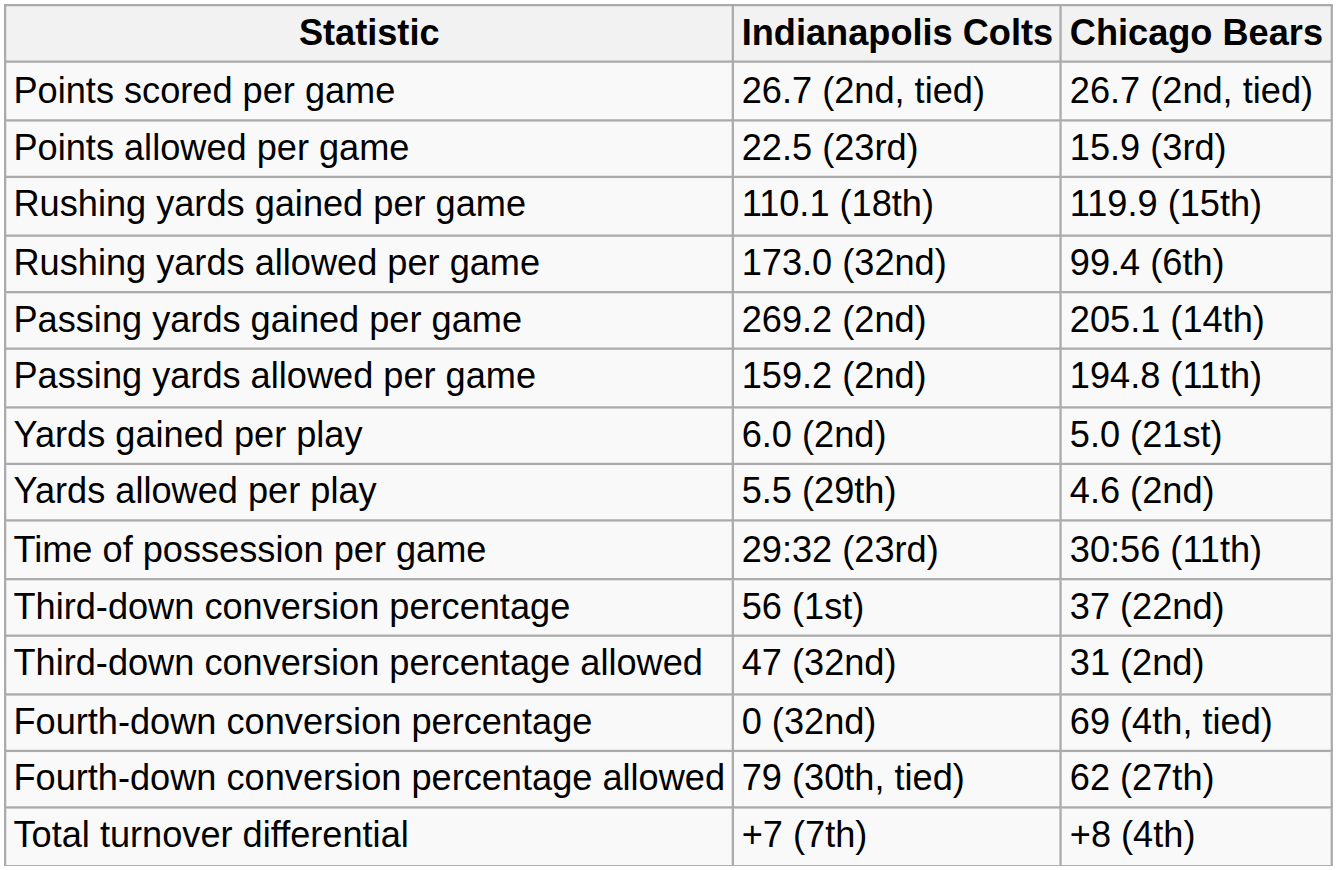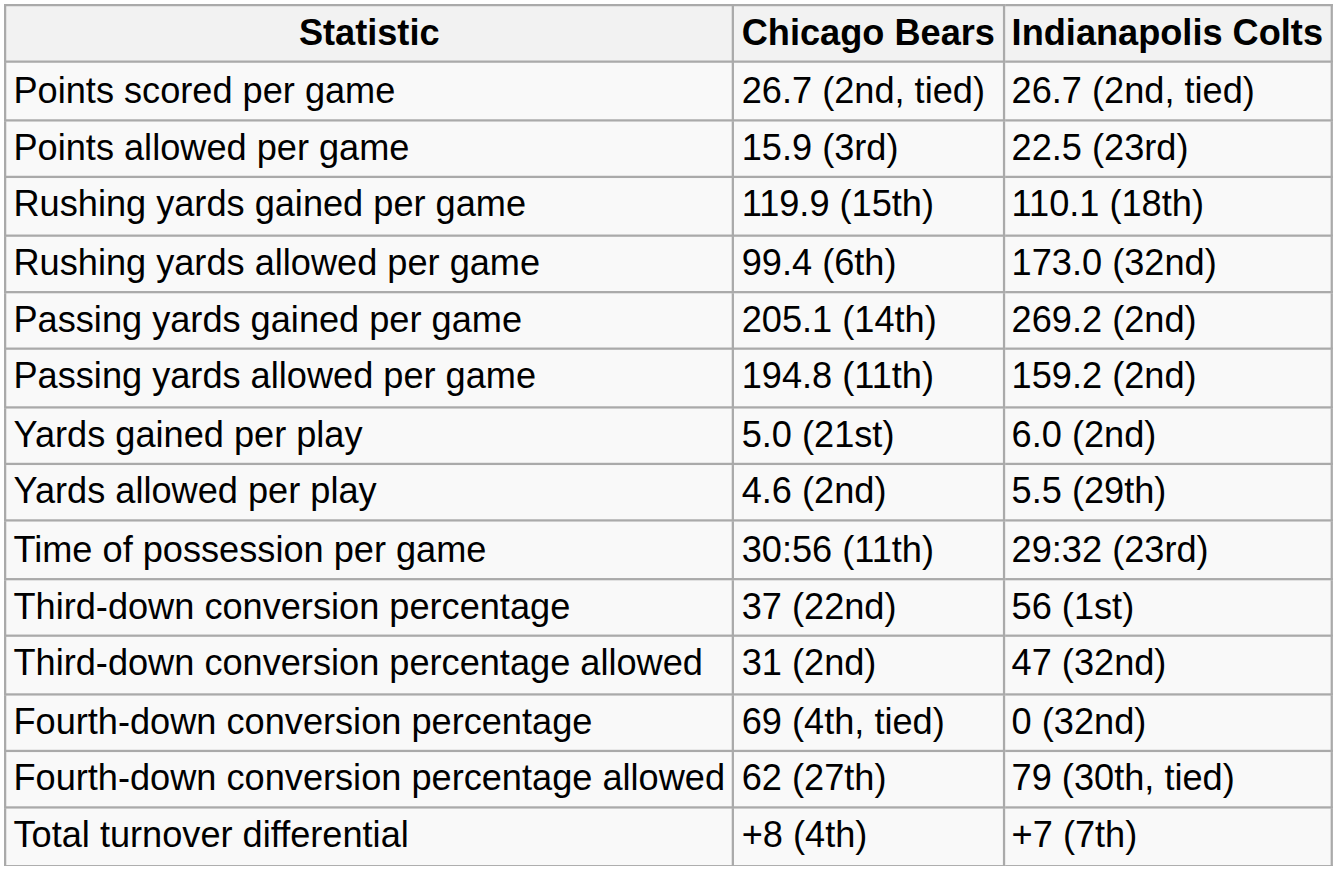columns swapped: (897, 33) <-> (1196, 33)
